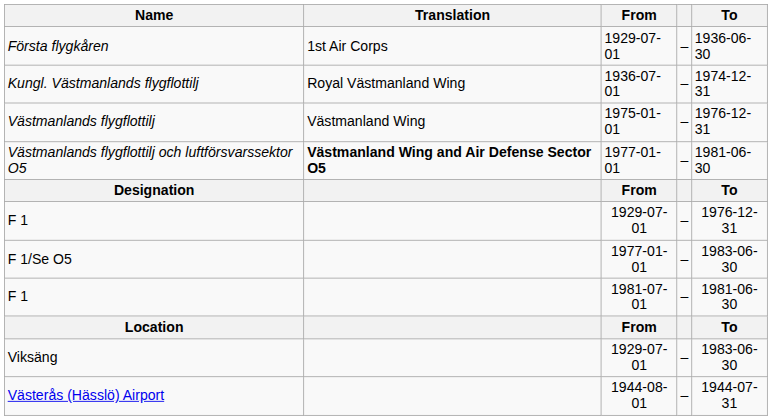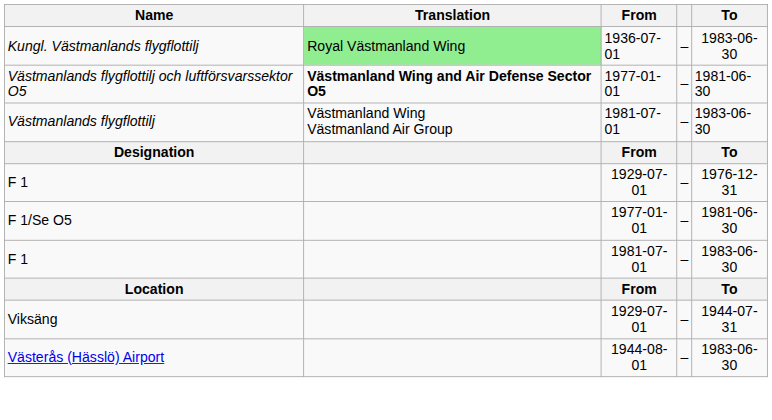- row: (58, 45)
(386, 84) no background -> (386, 45) lightgreen background
(723, 84) 1974-12-31 -> (729, 45) 1983-06-30
- row: (81, 122)
+ row: (81, 122)
(729, 259) 1983-06-30 -> (729, 220) 1981-06-30
(729, 297) 1981-06-30 -> (729, 259) 1983-06-30
(729, 357) 1983-06-30 -> (729, 319) 1944-07-31
(729, 395) 1944-07-31 -> (729, 357) 1983-06-30
